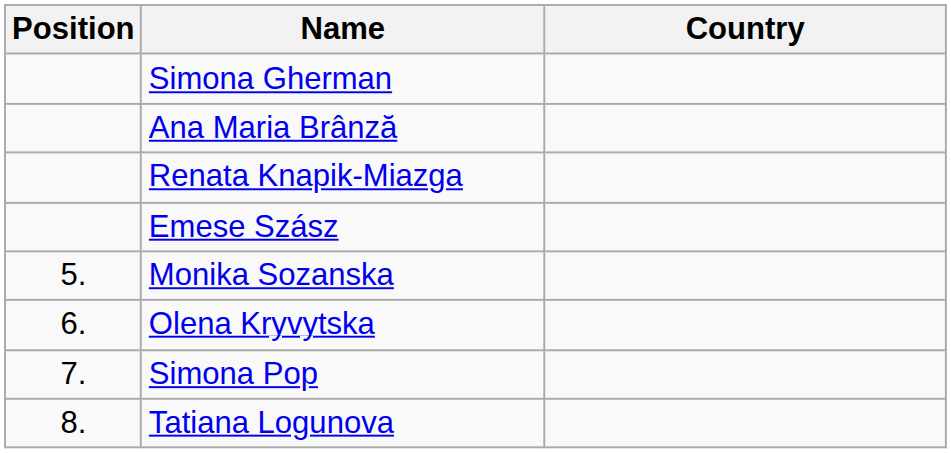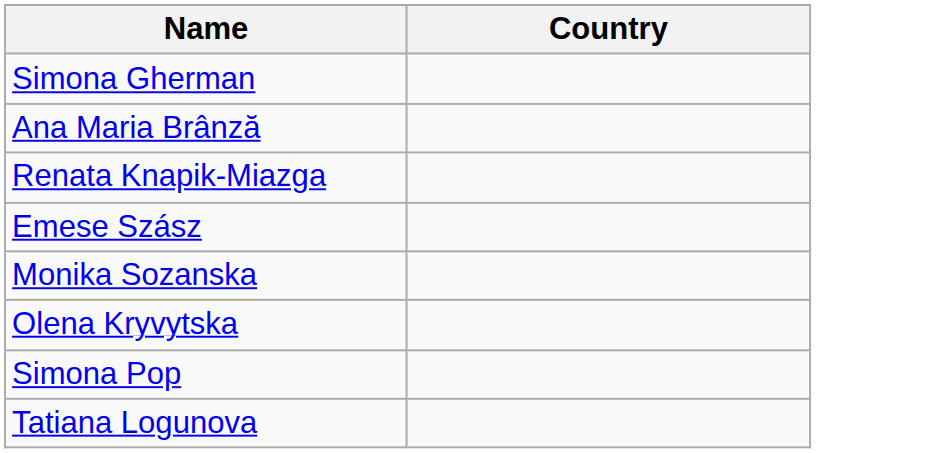- column: (73, 29)
